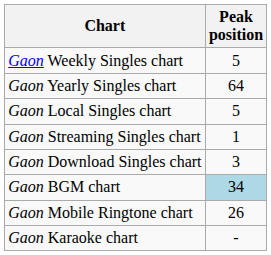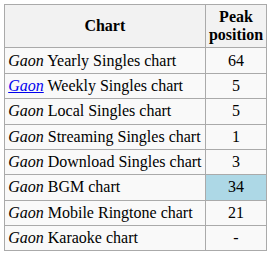rows swapped: (96, 60) <-> (92, 85)
(236, 212) 26 -> (236, 212) 21
